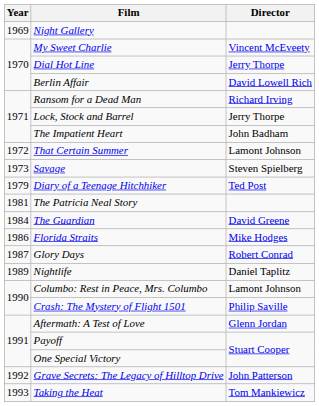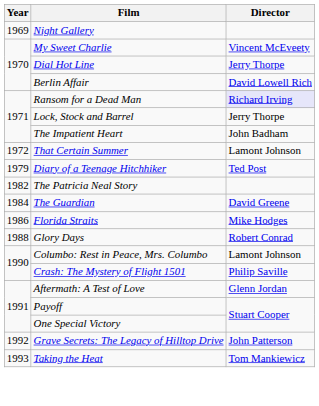(260, 99) no background -> (260, 99) lavender background
- row: (49, 168)
(18, 202) 1981 -> (18, 185) 1982
(18, 254) 1987 -> (18, 237) 1988
- row: (53, 271)
